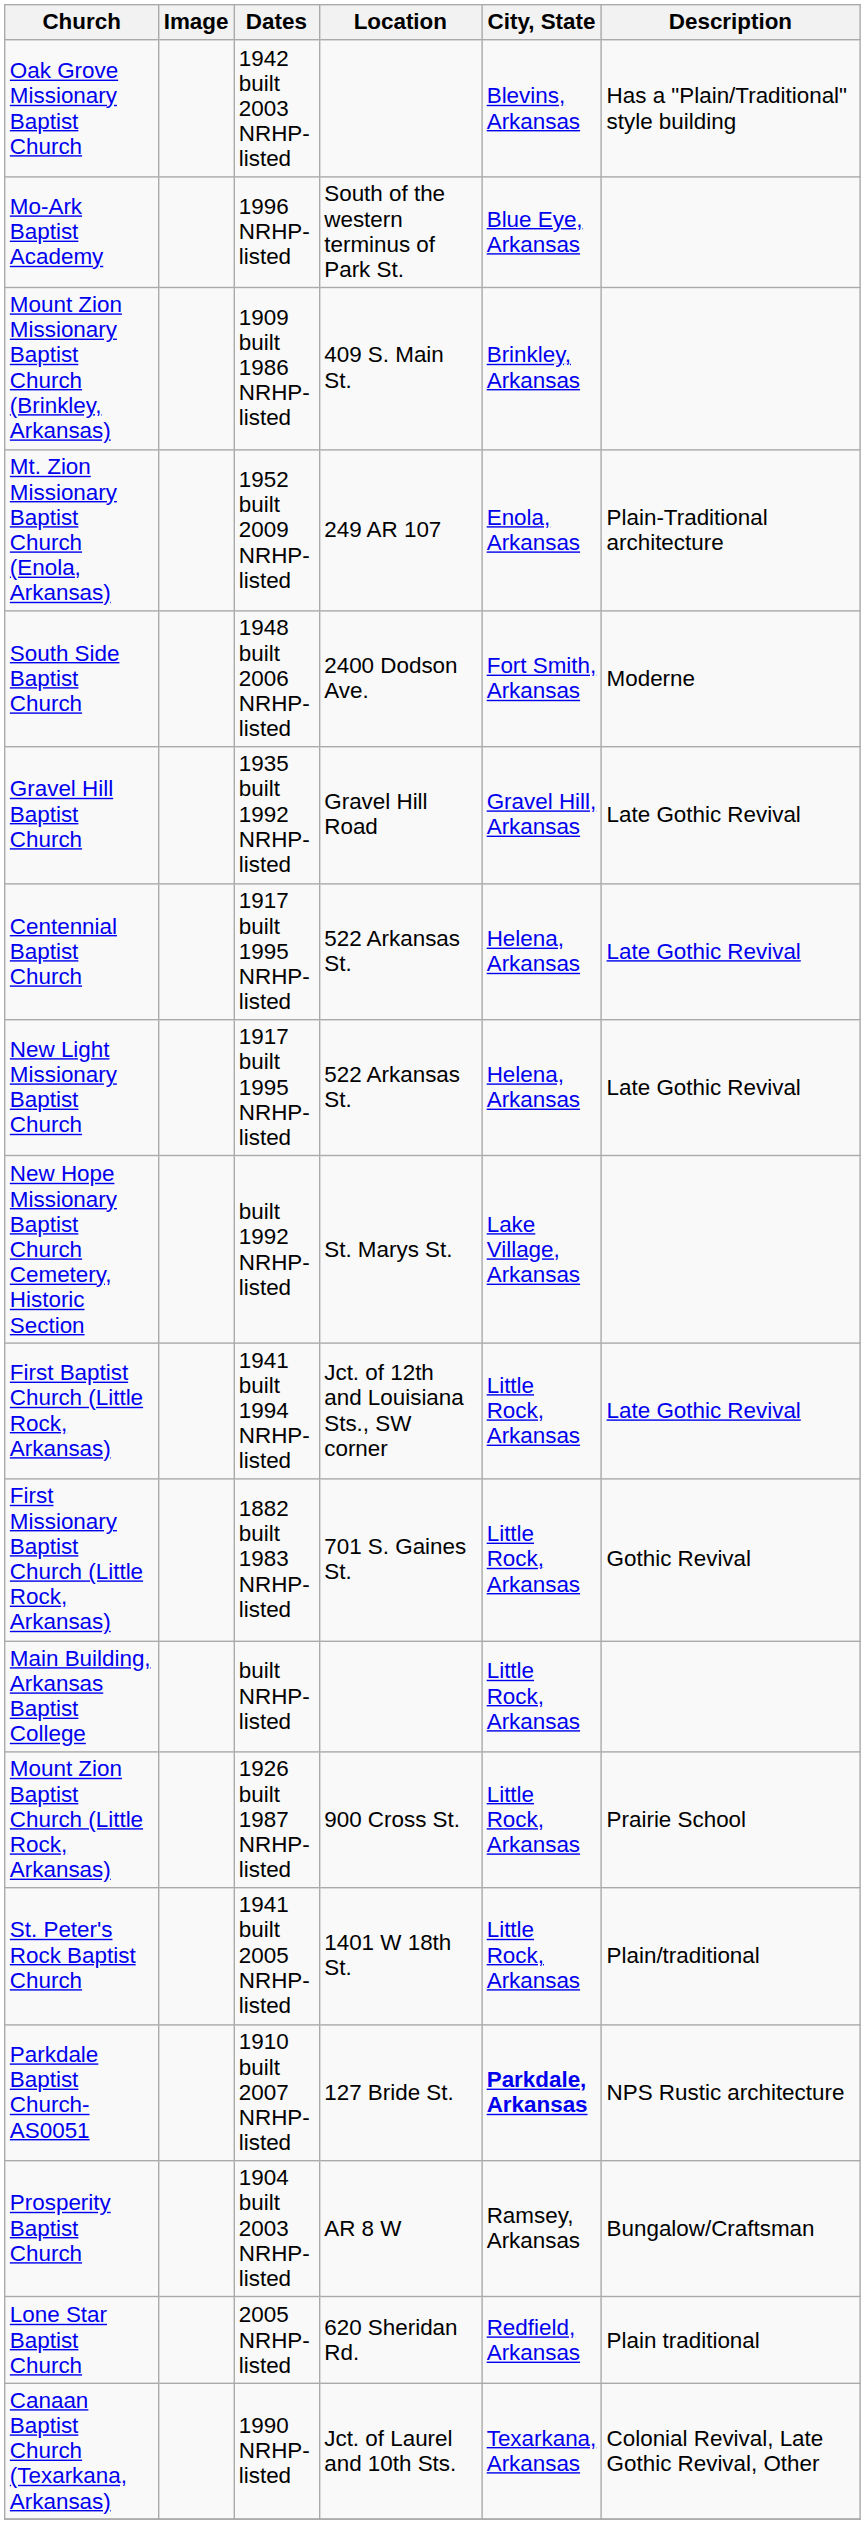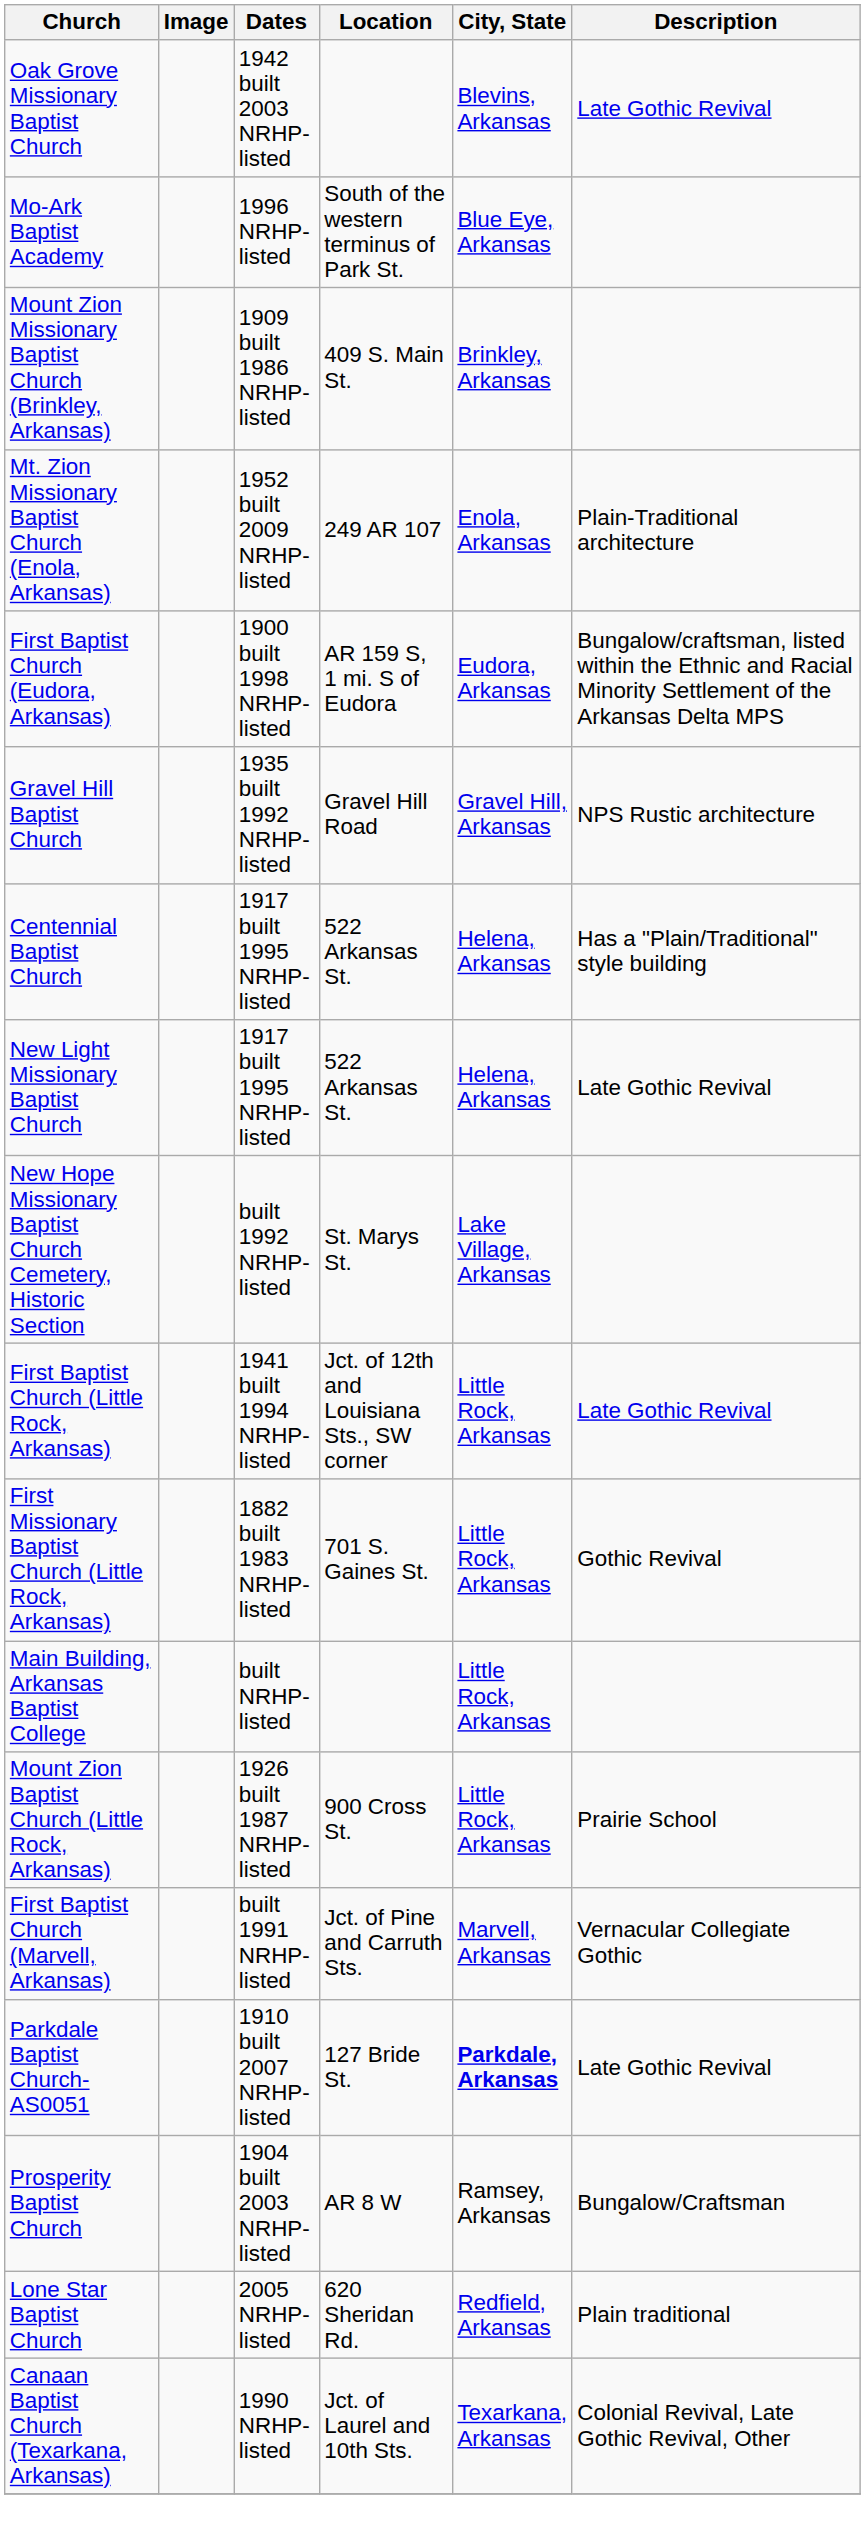(727, 108) Has a "Plain/Traditional" style building -> (674, 108) Late Gothic Revival
+ row: (69, 678)
- row: (65, 678)
(704, 815) Late Gothic Revival -> (696, 815) NPS Rustic architecture
(704, 951) Late Gothic Revival -> (698, 951) Has a "Plain/Traditional" style building
- row: (73, 1956)
+ row: (69, 1943)
(725, 2092) NPS Rustic architecture -> (674, 2067) Late Gothic Revival
